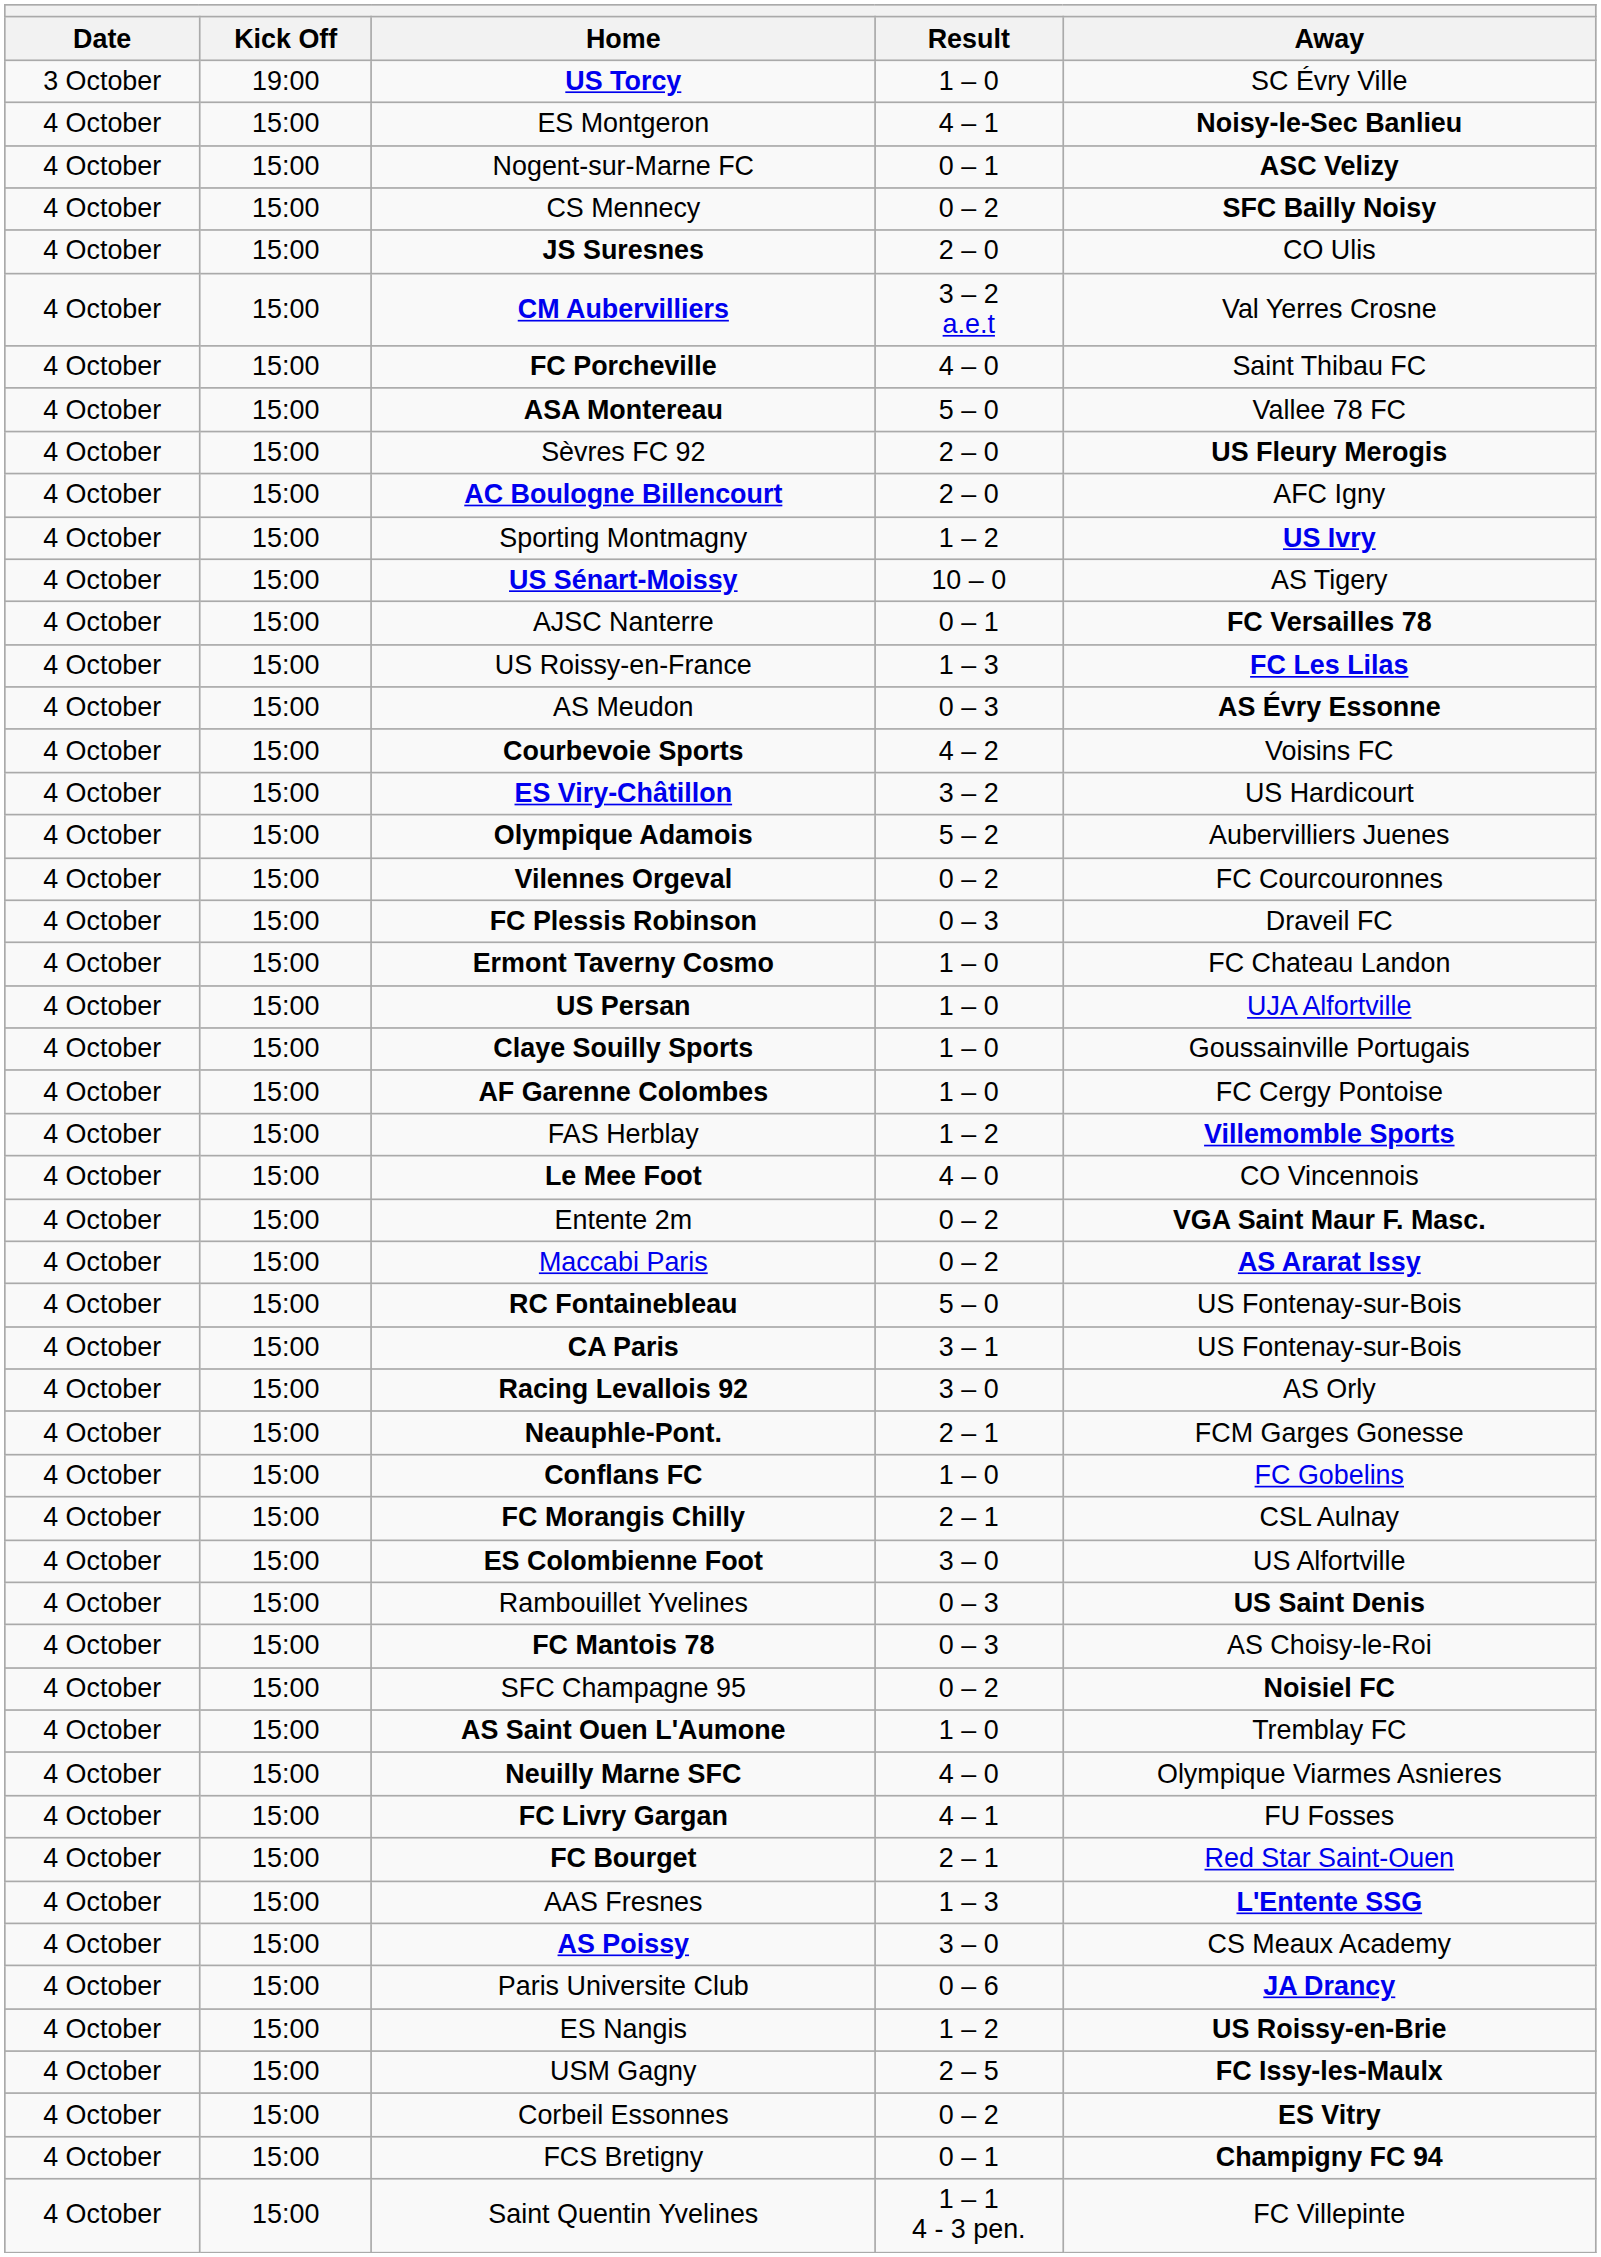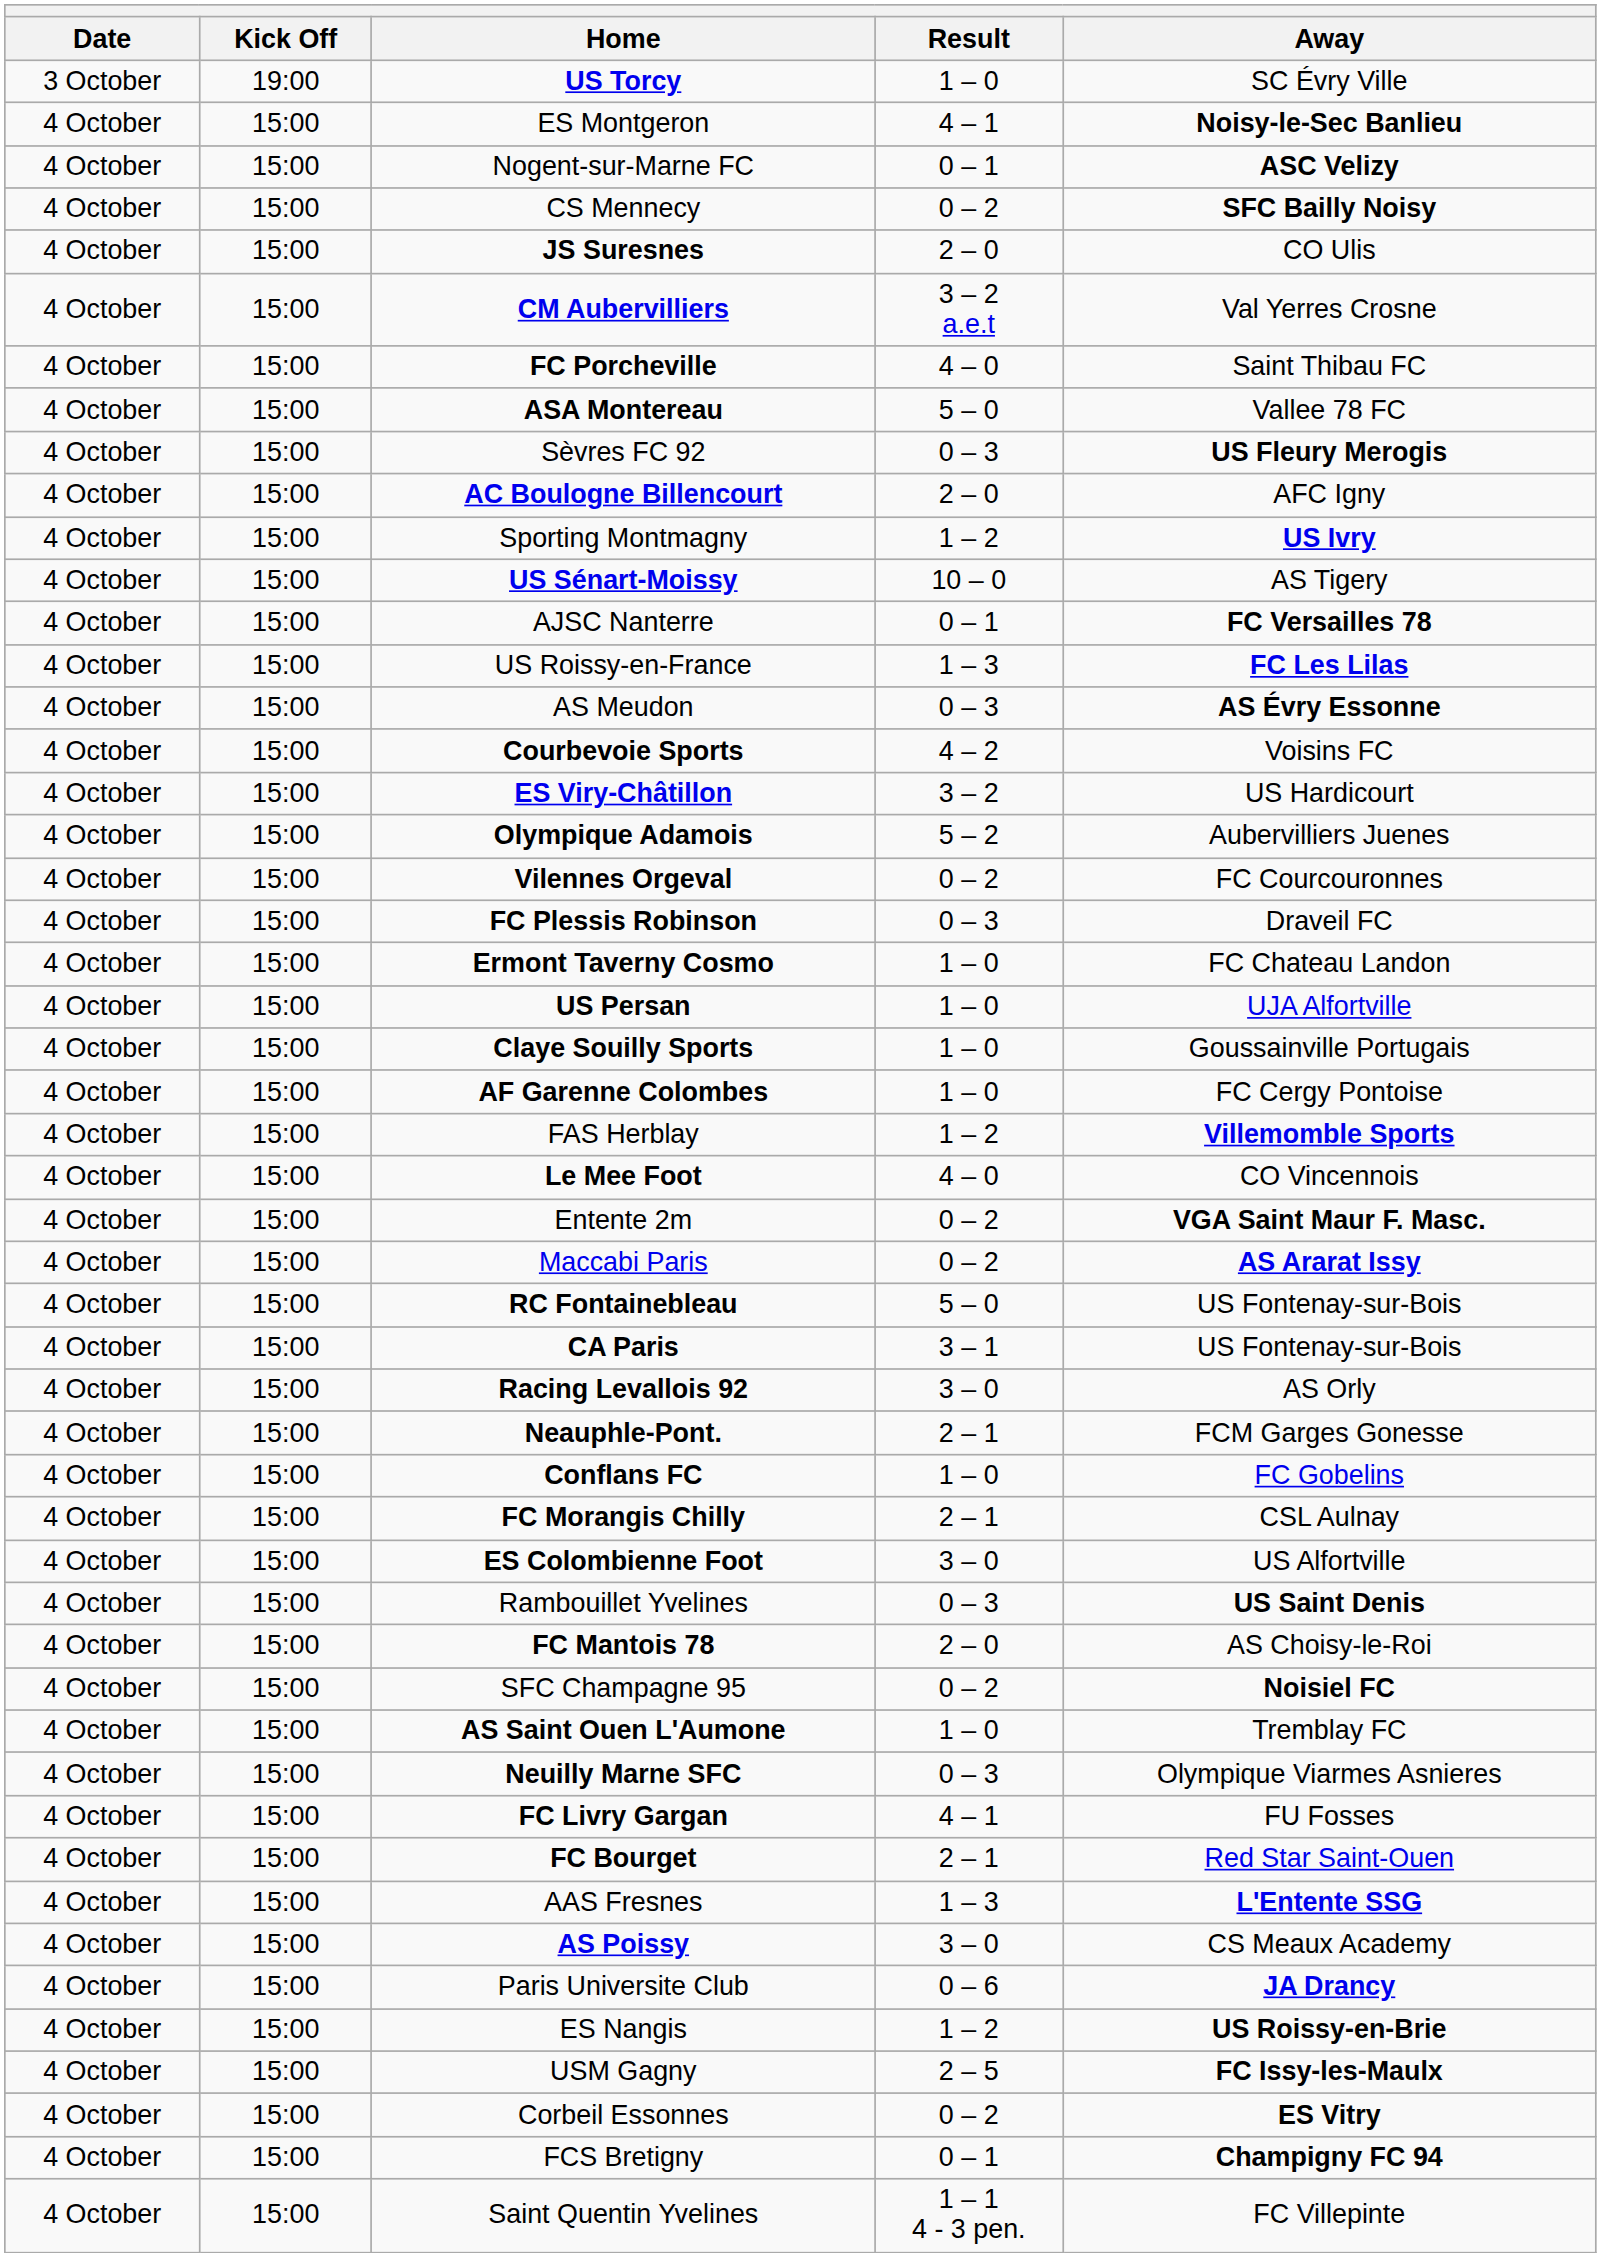(969, 452) 2 – 0 -> (969, 452) 0 – 3
(969, 1645) 0 – 3 -> (969, 1645) 2 – 0
(969, 1773) 4 – 0 -> (969, 1773) 0 – 3
